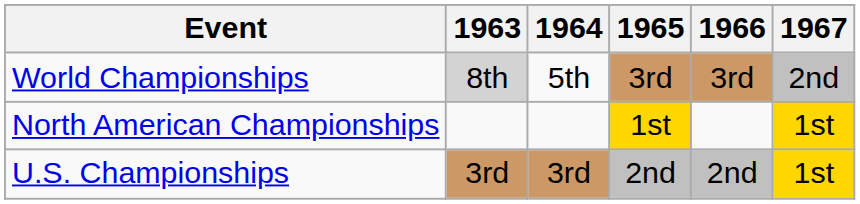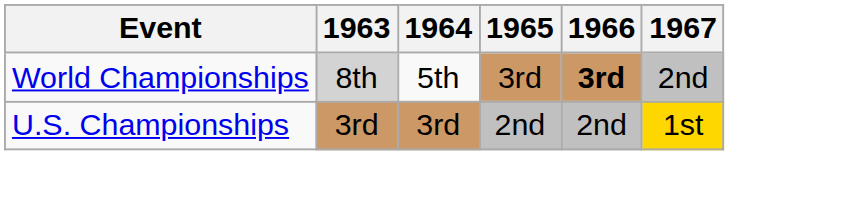(732, 76) normal -> (602, 76) bold
- row: (226, 125)
